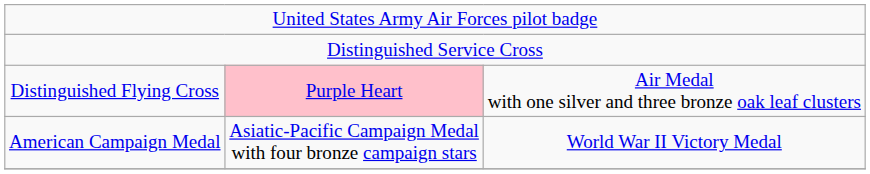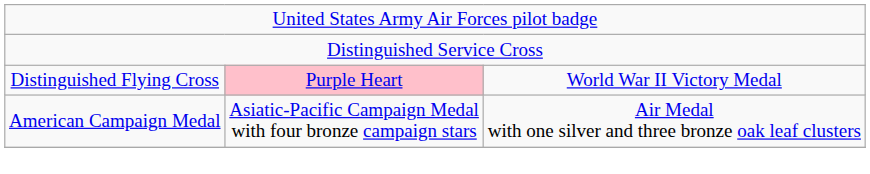(674, 90) Air Medal with one silver and three bronze oak leaf clusters -> (674, 79) World War II Victory Medal
(674, 142) World War II Victory Medal -> (674, 120) Air Medal with one silver and three bronze oak leaf clusters
